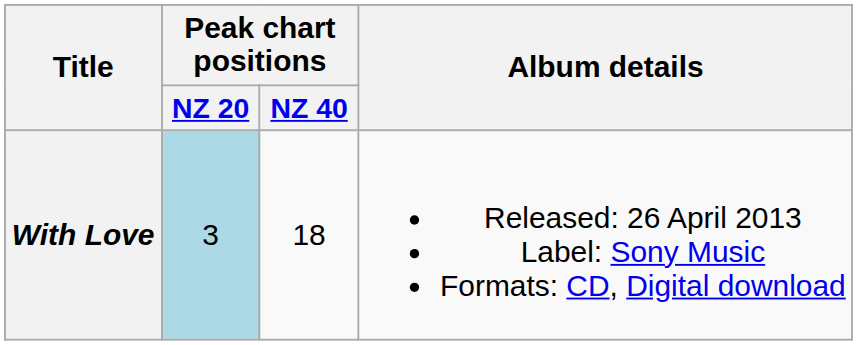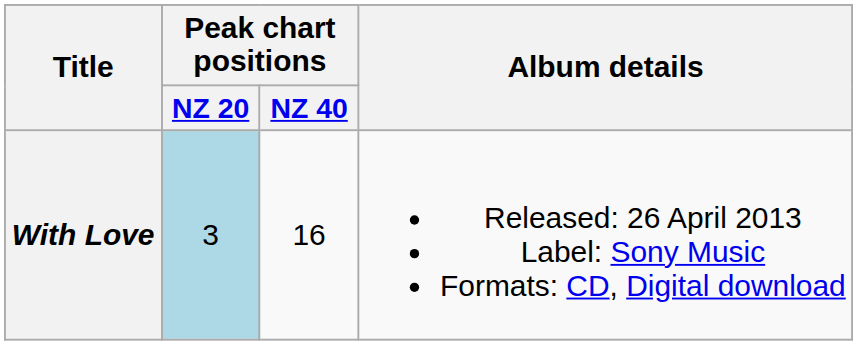(309, 234) 18 -> (309, 234) 16
